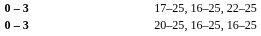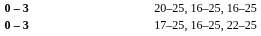rows swapped: (206, 25) <-> (206, 8)
